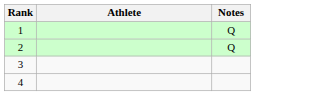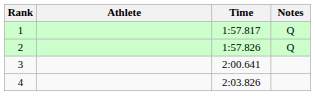+ column: (241, 13)
